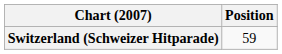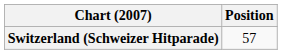(249, 37) 59 -> (249, 37) 57
